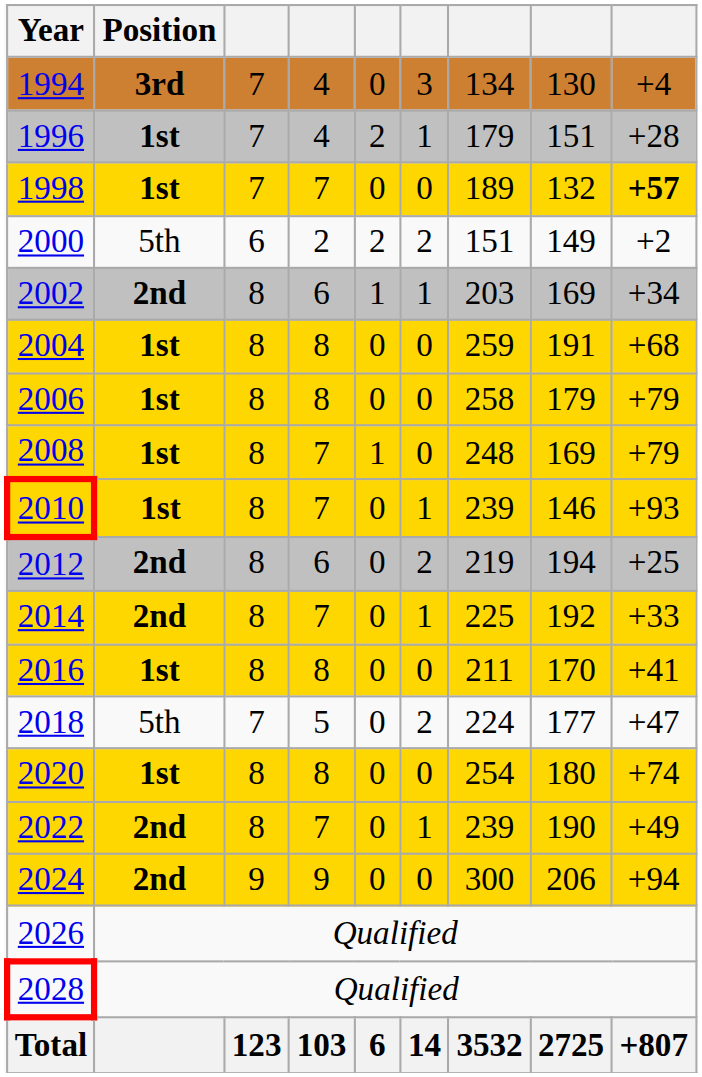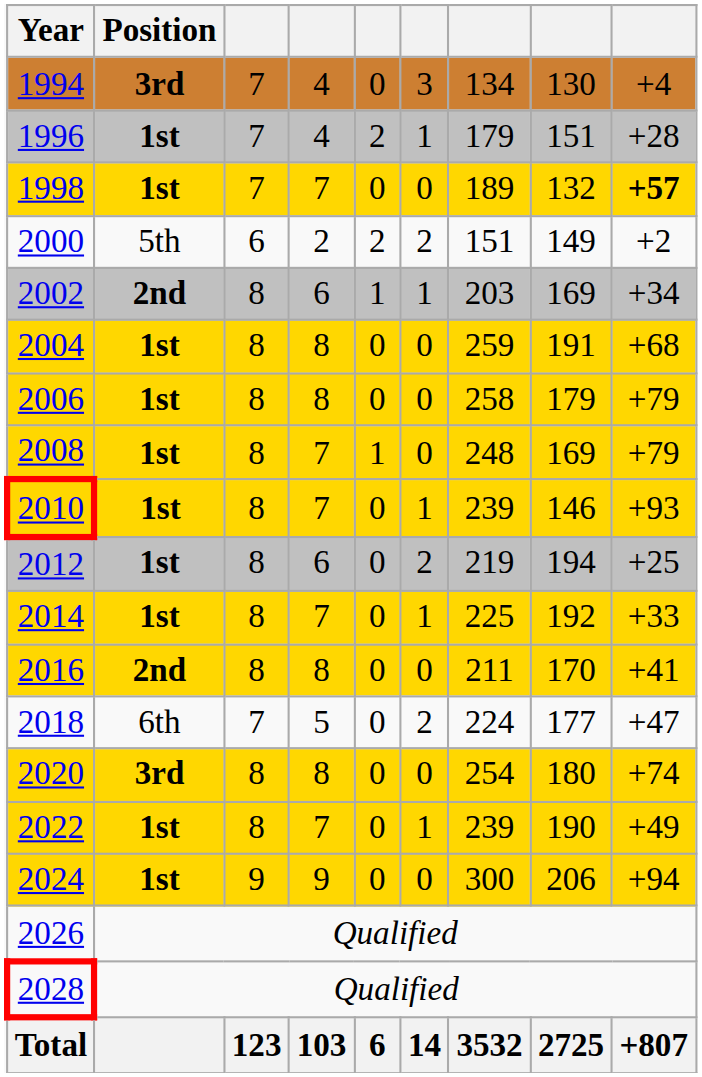(159, 563) 2nd -> (159, 563) 1st
(159, 616) 2nd -> (159, 616) 1st
(159, 669) 1st -> (159, 669) 2nd
(159, 721) 5th -> (159, 721) 6th
(159, 774) 1st -> (159, 774) 3rd
(159, 826) 2nd -> (159, 826) 1st
(159, 879) 2nd -> (159, 879) 1st
